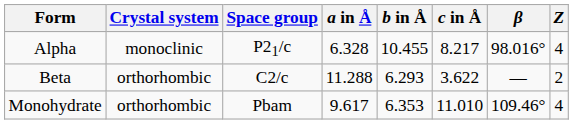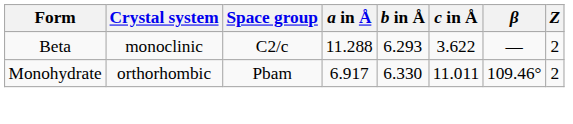- row: (55, 47)
(164, 77) orthorhombic -> (164, 45) monoclinic
(349, 104) 9.617 -> (349, 73) 6.917
(404, 104) 6.353 -> (403, 73) 6.330
(460, 104) 11.010 -> (456, 73) 11.011
(559, 104) 4 -> (555, 73) 2
